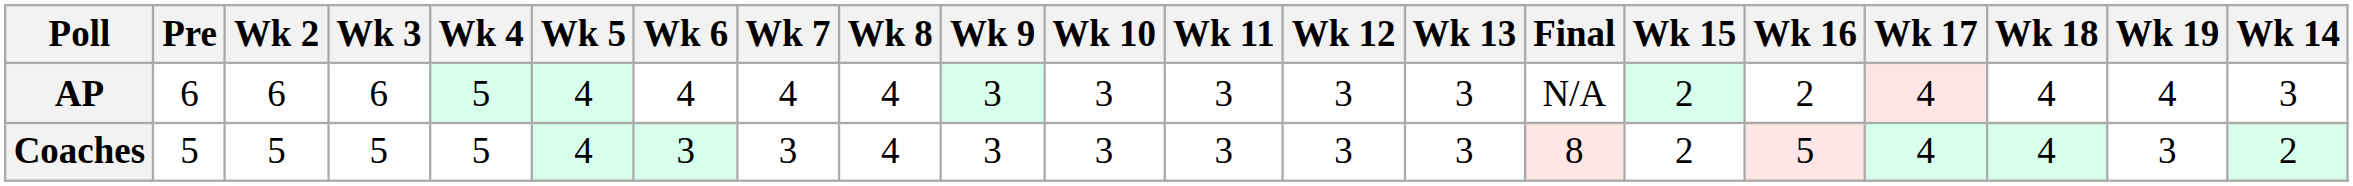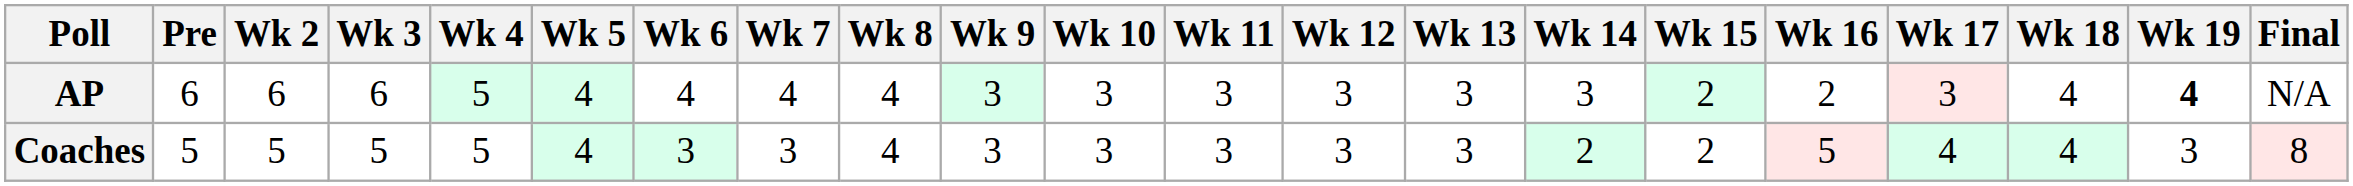columns swapped: (2288, 33) <-> (1574, 33)
(1926, 92) 4 -> (1947, 92) 3
(2167, 92) normal -> (2189, 92) bold
